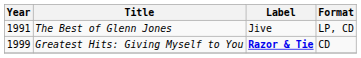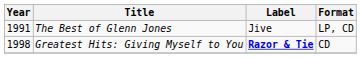(19, 45) 1999 -> (19, 45) 1998
